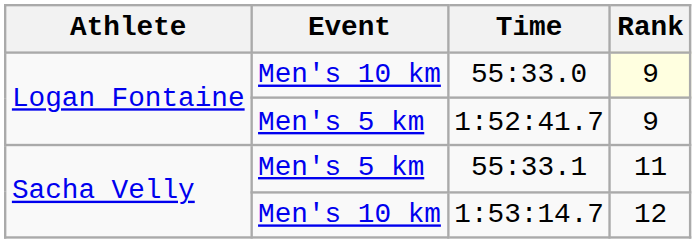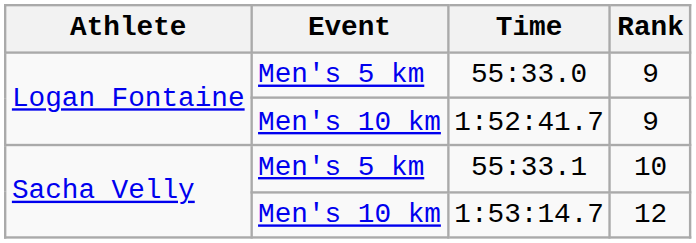(349, 75) Men's 10 km -> (341, 75) Men's 5 km
(651, 75) lightyellow background -> (651, 75) no background
(341, 121) Men's 5 km -> (349, 121) Men's 10 km
(651, 168) 11 -> (651, 168) 10
